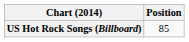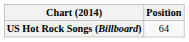(164, 28) 85 -> (164, 28) 64
